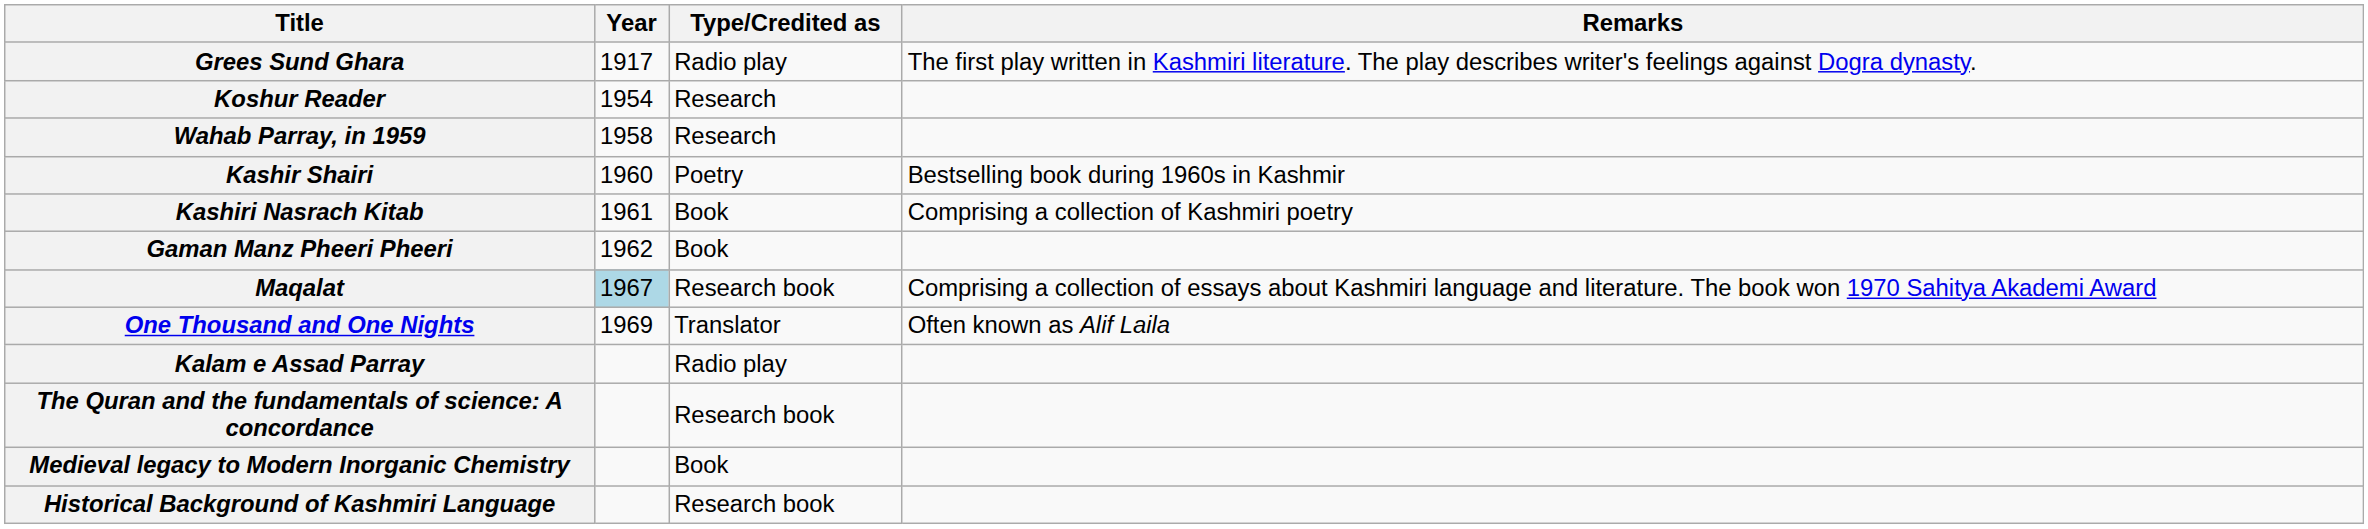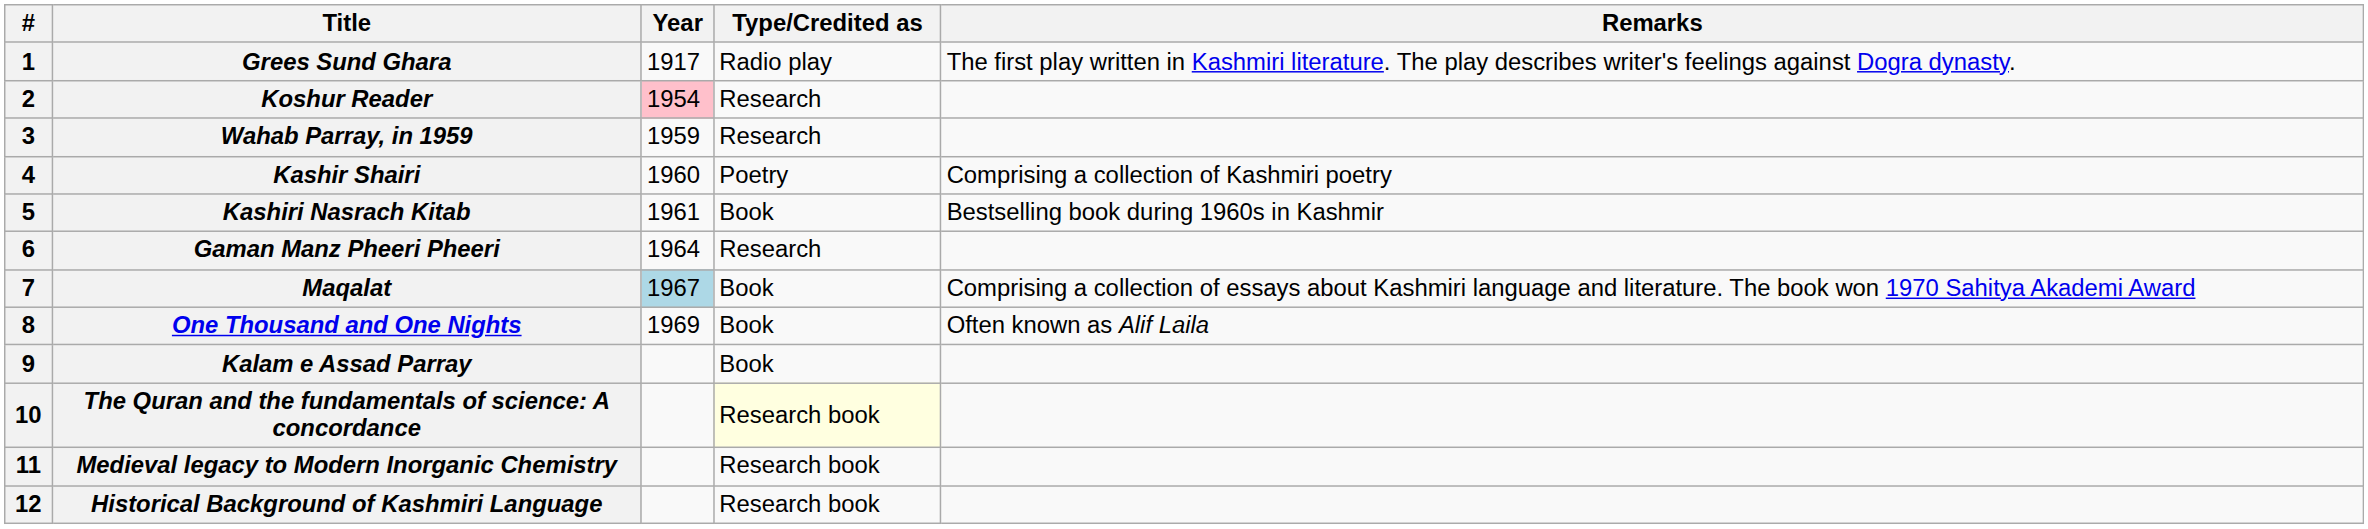+ column: (28, 23)
(626, 99) no background -> (674, 99) pink background
(626, 136) 1958 -> (674, 136) 1959
(1126, 174) Bestselling book during 1960s in Kashmir -> (1169, 174) Comprising a collection of Kashmiri poetry
(1130, 212) Comprising a collection of Kashmiri poetry -> (1165, 212) Bestselling book during 1960s in Kashmir
(626, 250) 1962 -> (674, 250) 1964
(701, 250) Book -> (770, 250) Research
(754, 288) Research book -> (747, 288) Book
(727, 325) Translator -> (747, 325) Book
(730, 363) Radio play -> (747, 363) Book
(754, 414) no background -> (800, 414) lightyellow background
(701, 466) Book -> (800, 466) Research book
